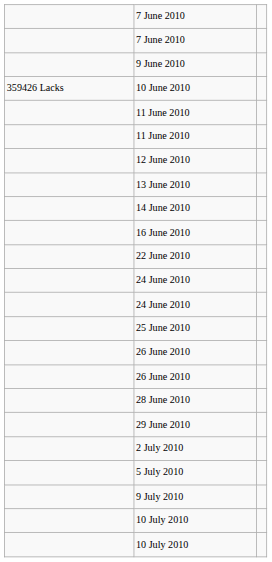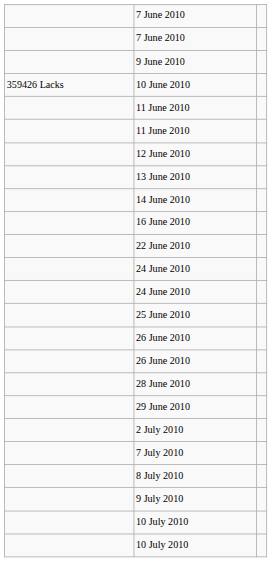- row: (69, 473)
+ row: (69, 453)
+ row: (69, 476)
